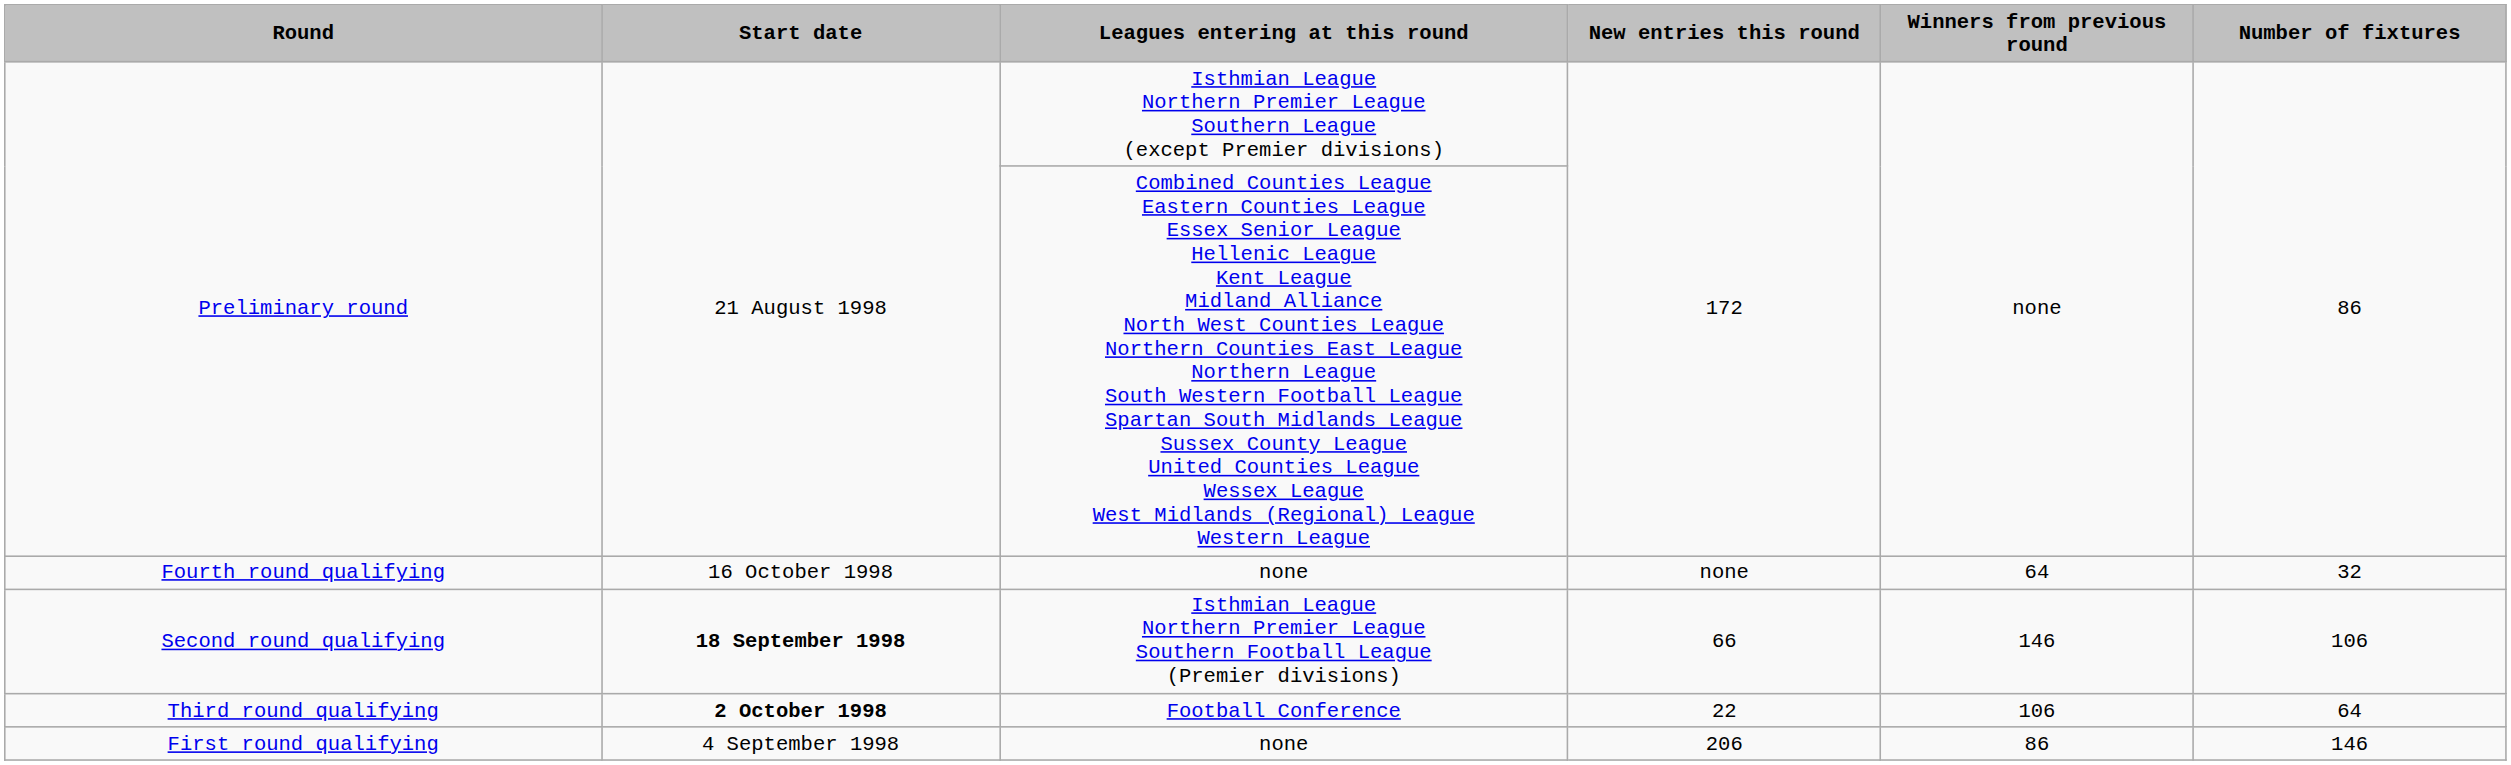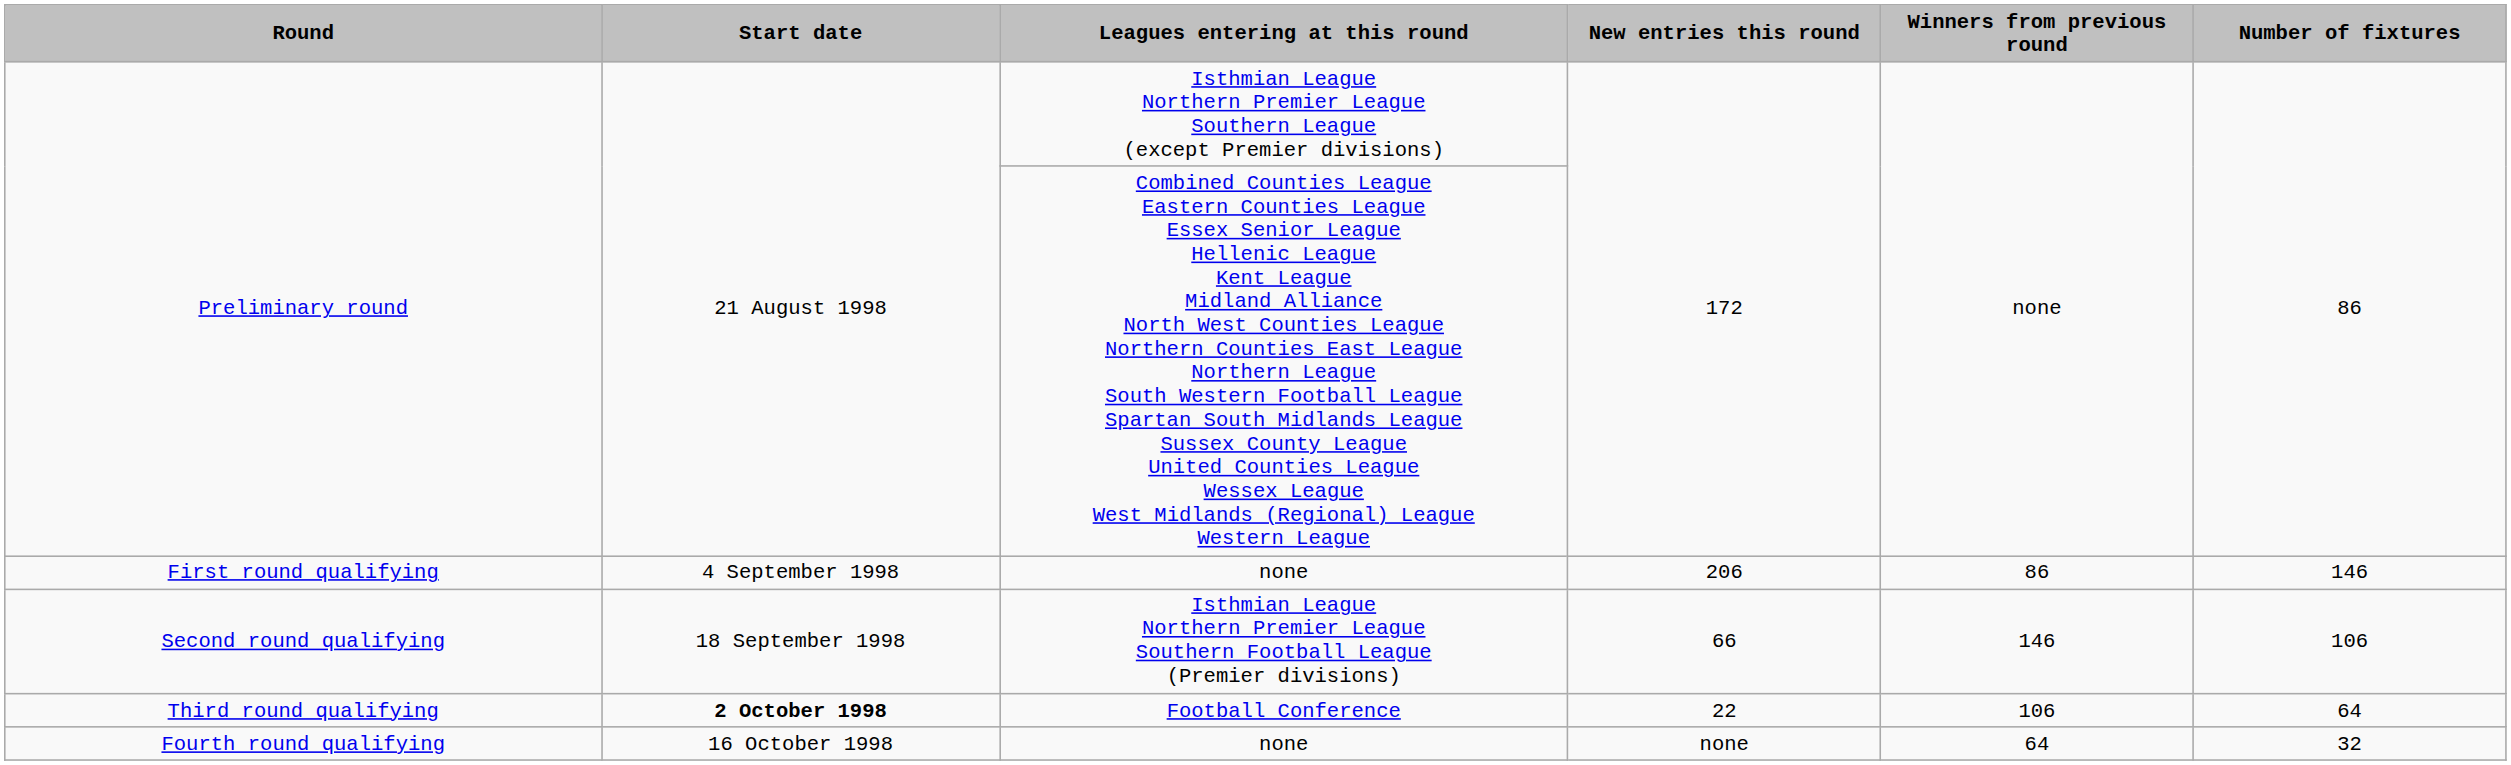rows swapped: (303, 744) <-> (303, 572)
(801, 641) bold -> (801, 641) normal
